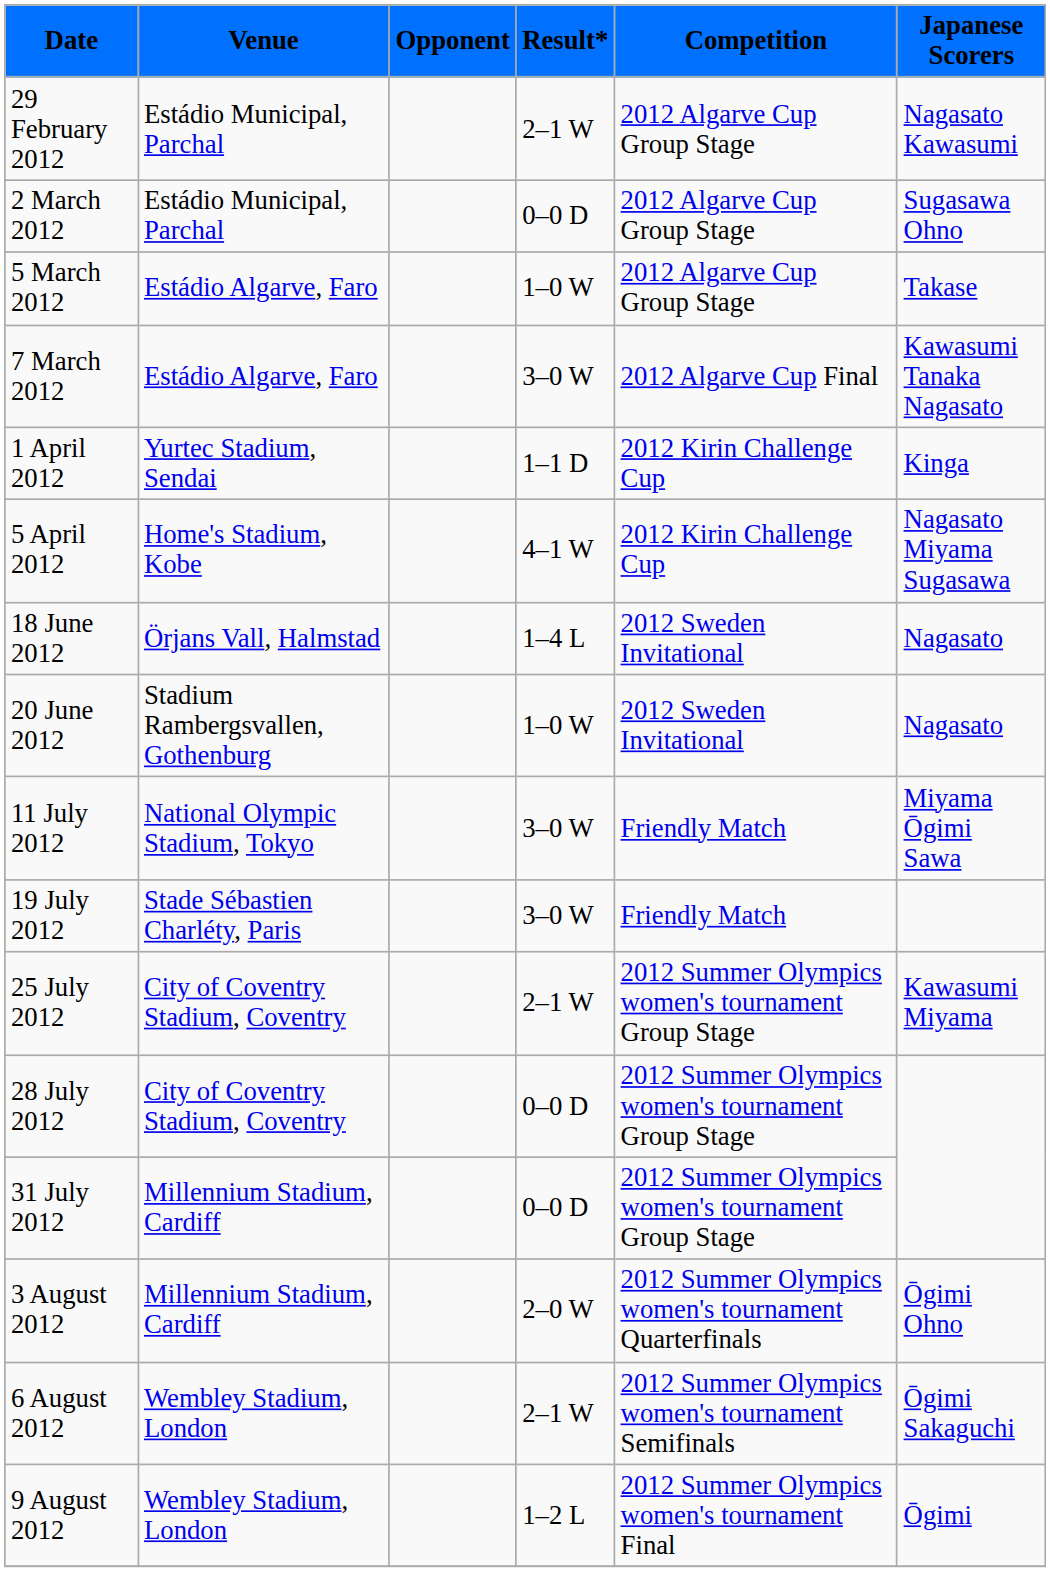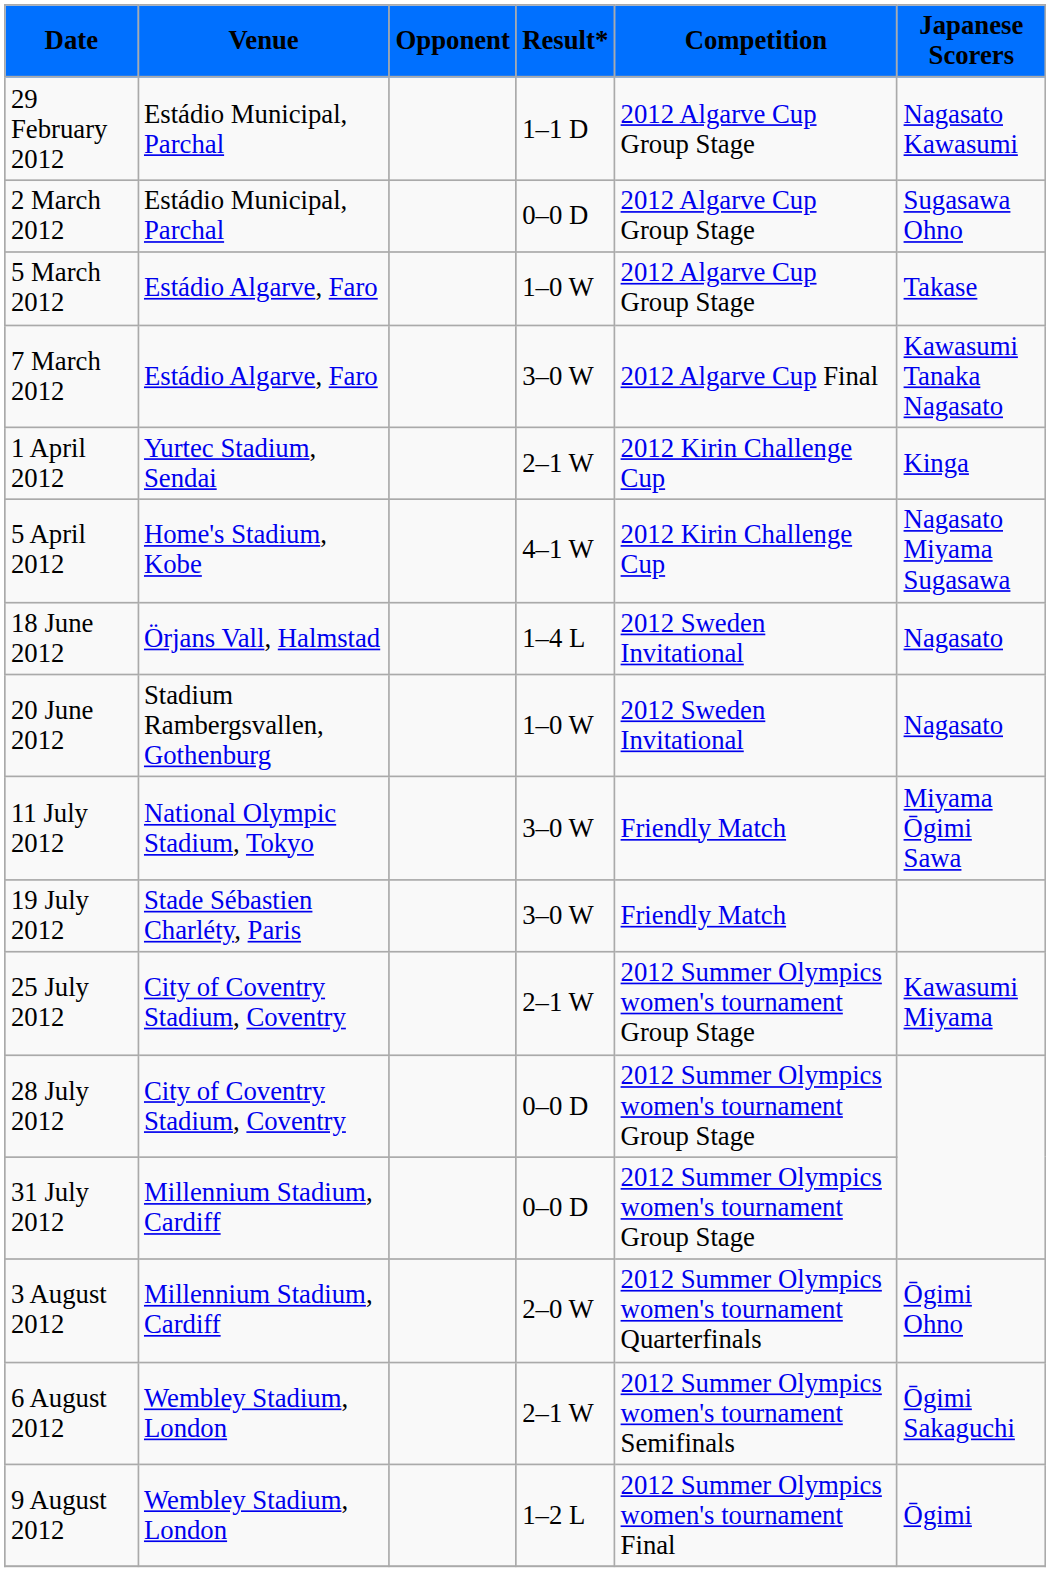(558, 128) 2–1 W -> (555, 128) 1–1 D
(555, 463) 1–1 D -> (558, 463) 2–1 W
